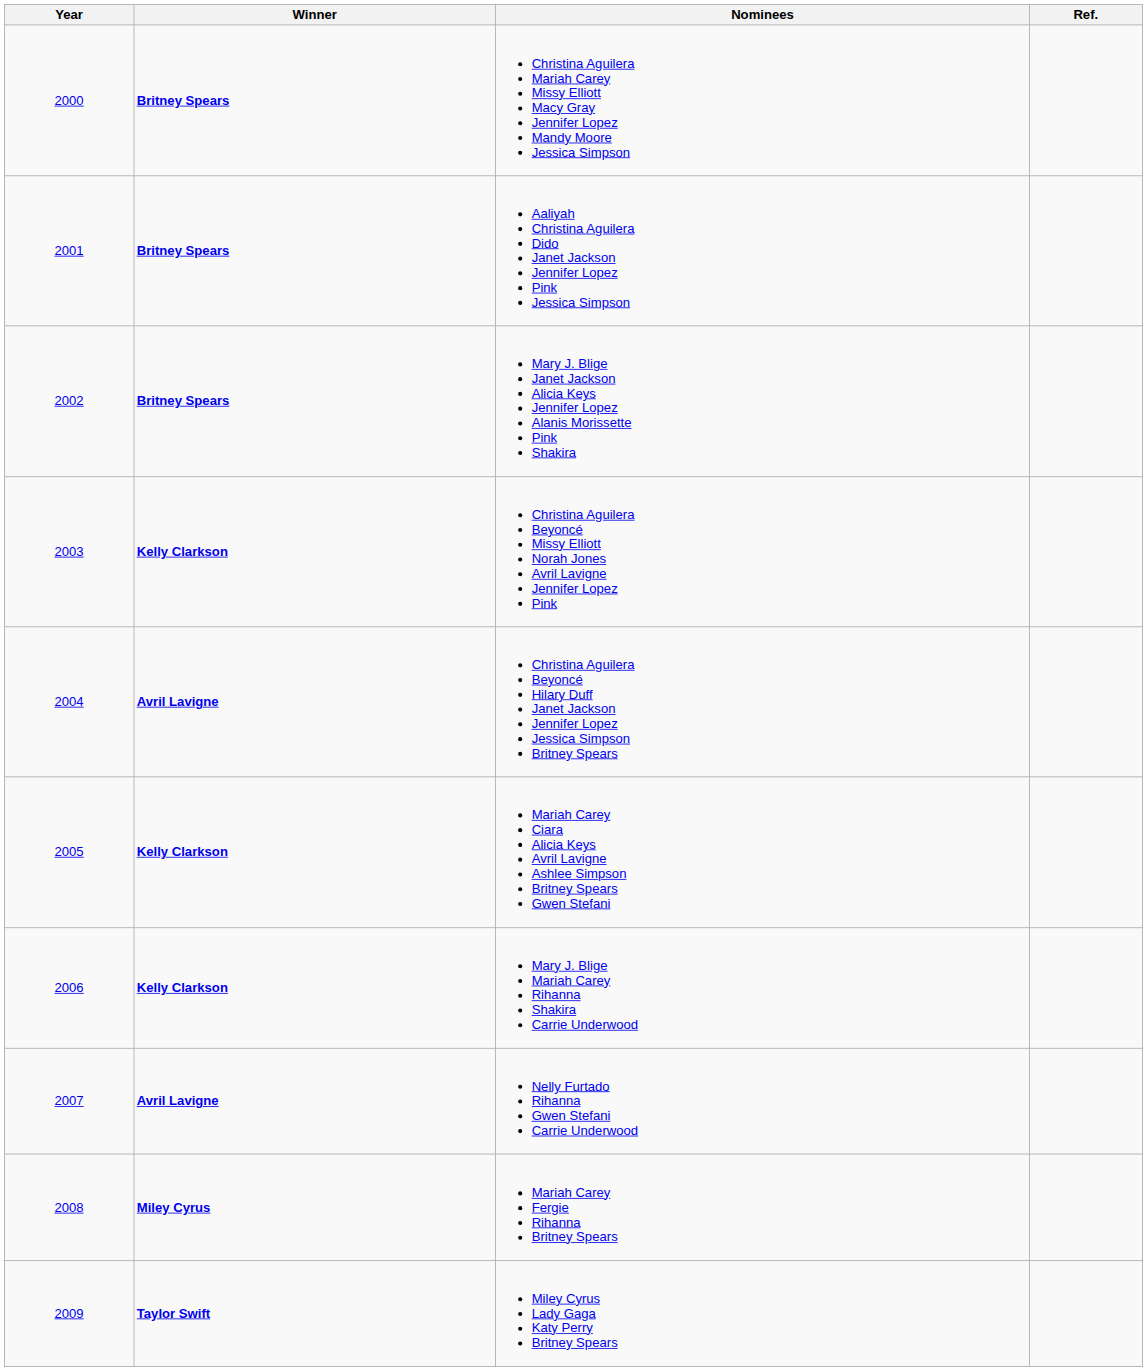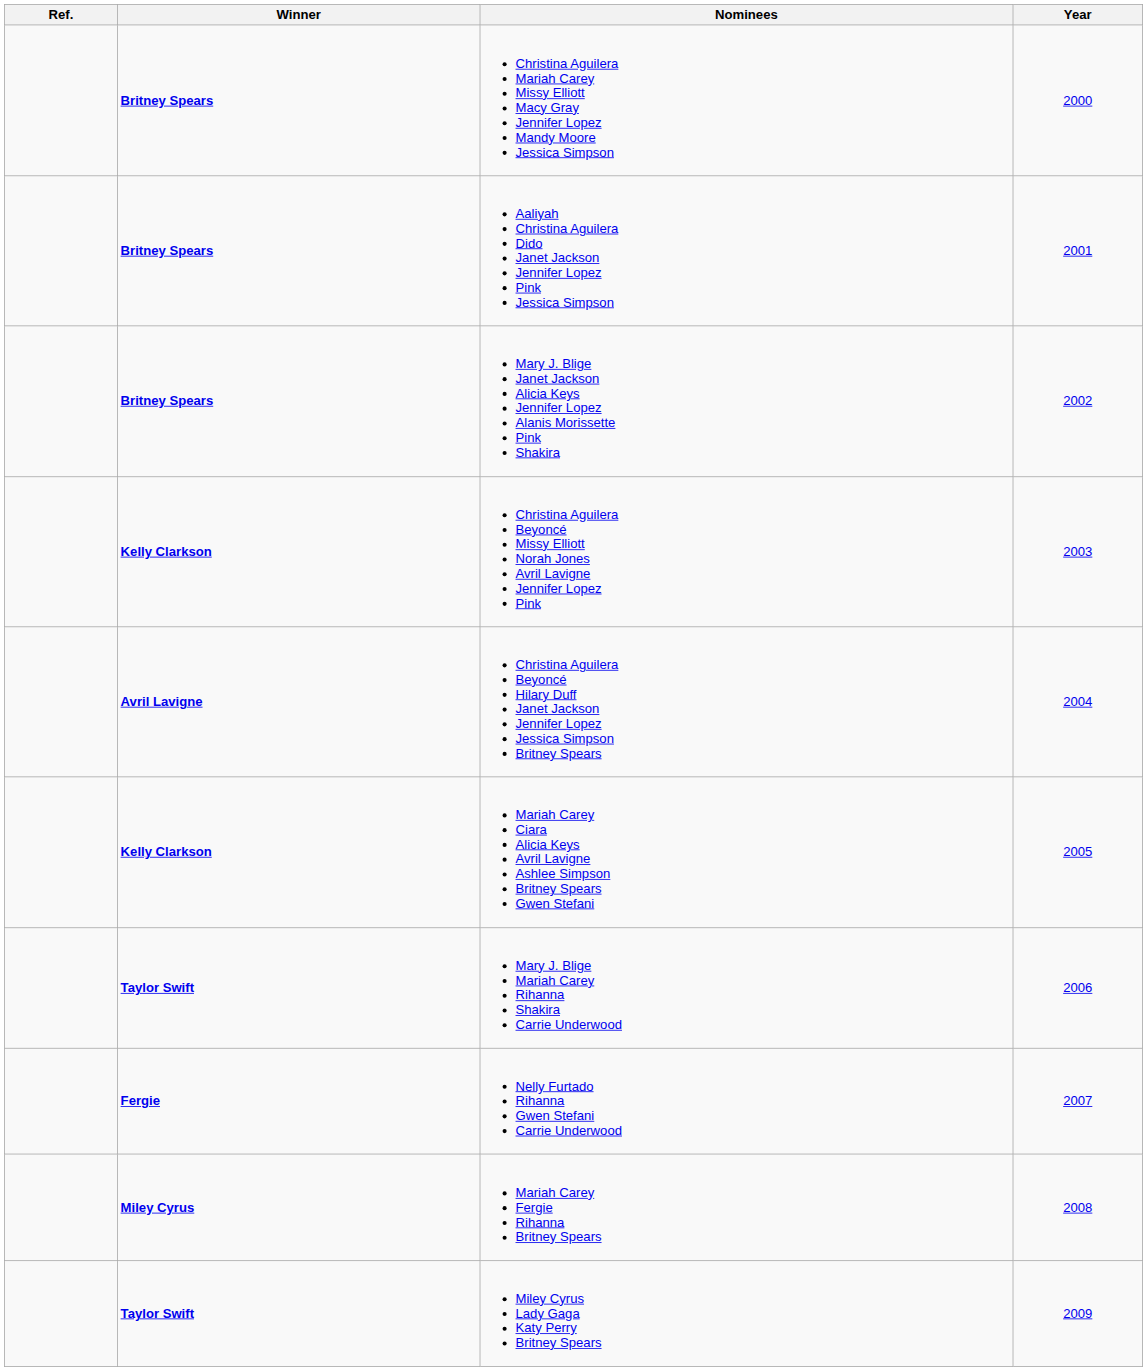columns swapped: (69, 14) <-> (1086, 14)
(182, 987) Kelly Clarkson -> (157, 987) Taylor Swift
(178, 1101) Avril Lavigne -> (140, 1101) Fergie
